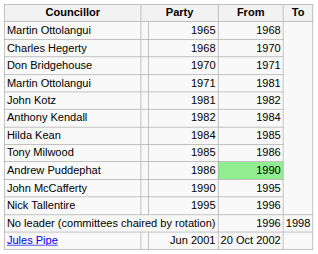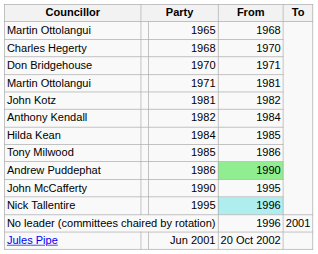(268, 205) no background -> (268, 205) paleturquoise background
(298, 223) 1998 -> (298, 223) 2001
